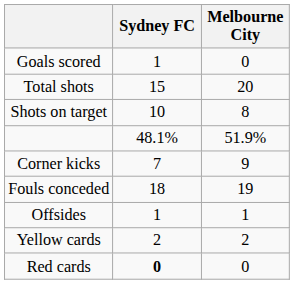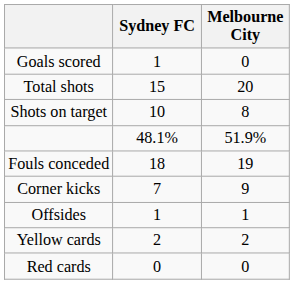rows swapped: (59, 163) <-> (59, 189)
(157, 266) bold -> (157, 266) normal
